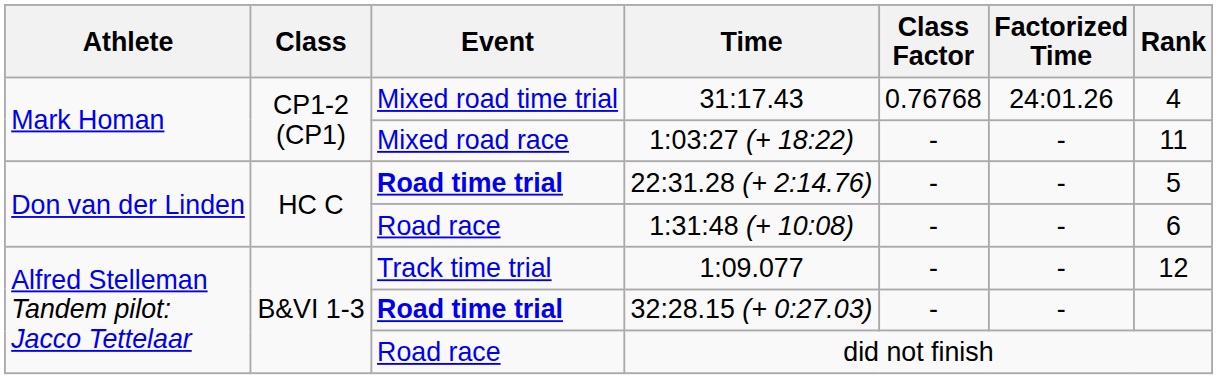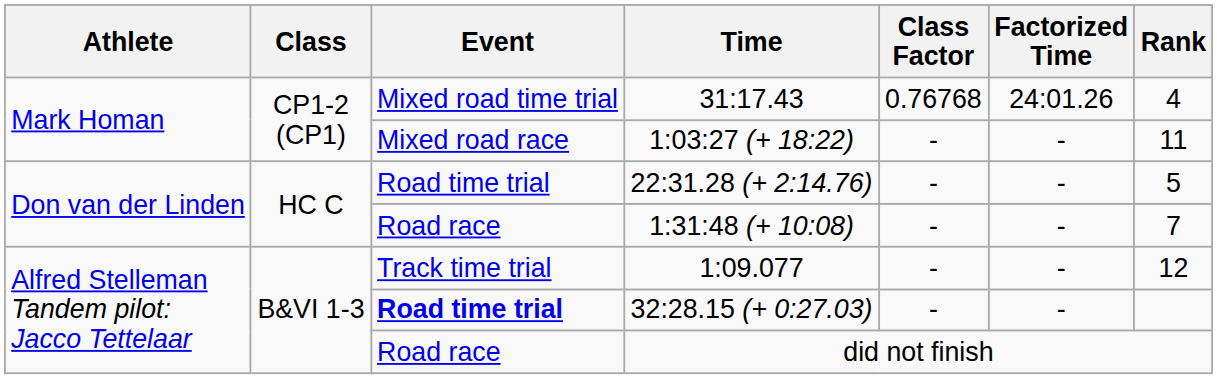(470, 183) bold -> (463, 183) normal
(1173, 225) 6 -> (1173, 225) 7
